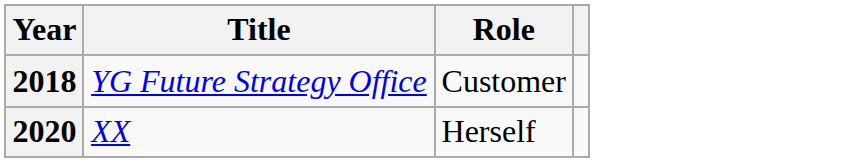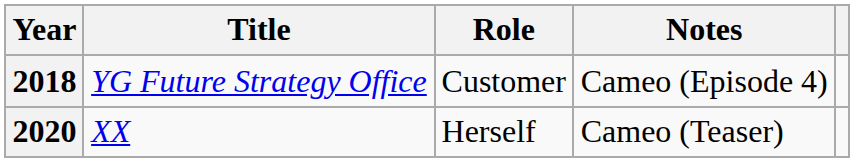+ column: (704, 29)
